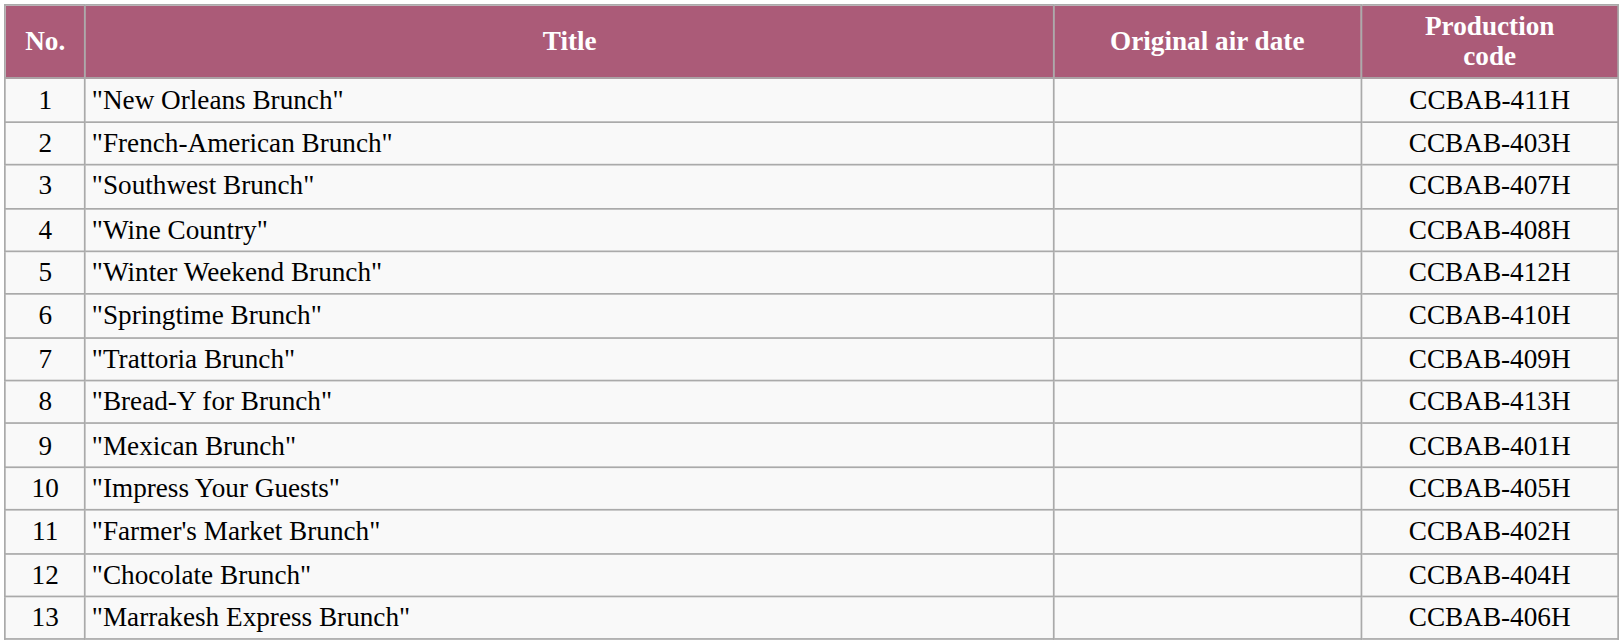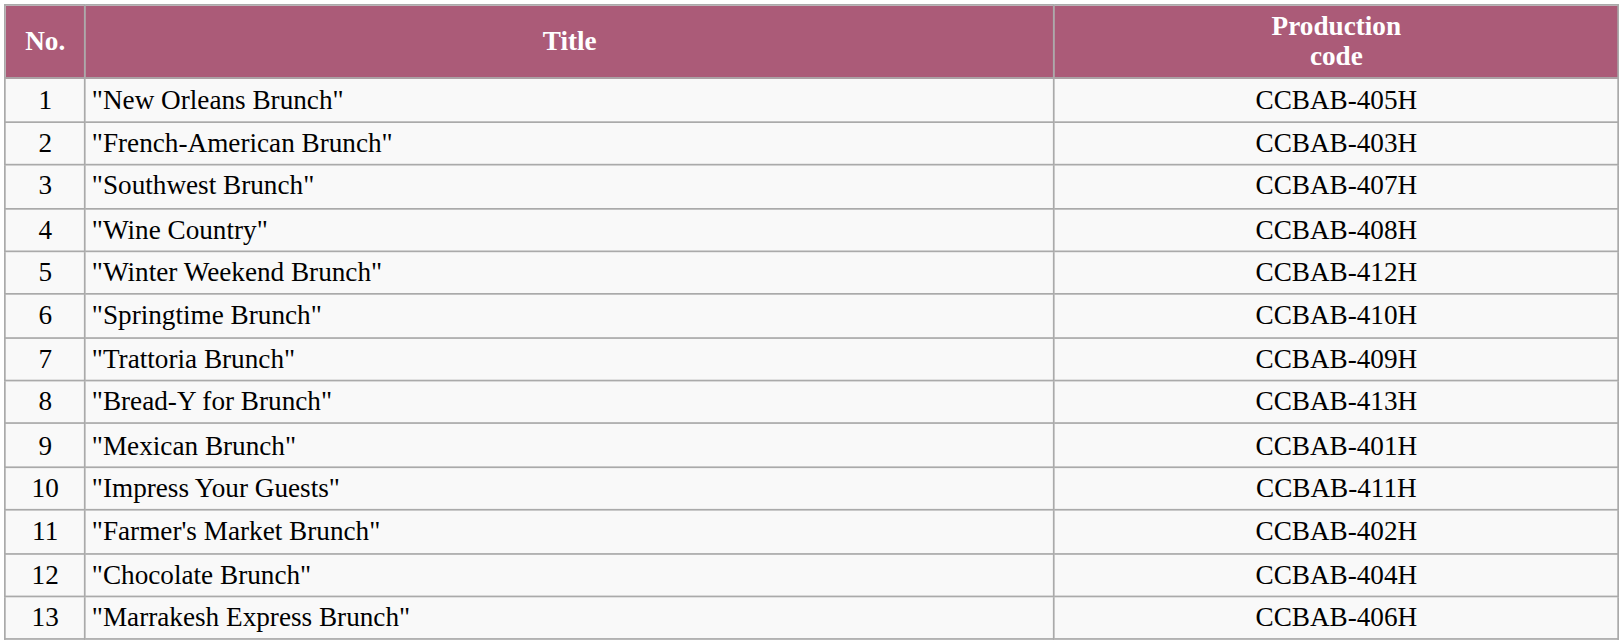- column: (1207, 41)
(1490, 99) CCBAB-411H -> (1336, 99) CCBAB-405H
(1490, 488) CCBAB-405H -> (1336, 488) CCBAB-411H
